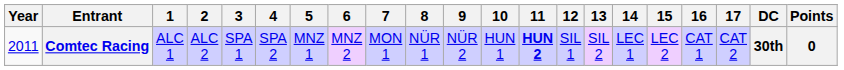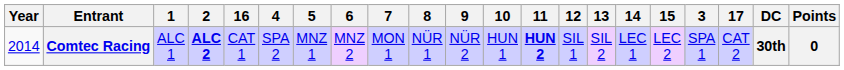columns swapped: (239, 15) <-> (699, 15)
(23, 46) 2011 -> (24, 46) 2014
(204, 46) normal -> (206, 46) bold
